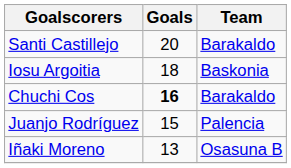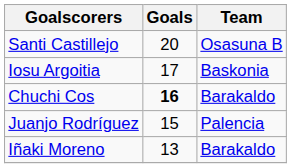(238, 44) Barakaldo -> (242, 44) Osasuna B
(170, 70) 18 -> (170, 70) 17
(242, 149) Osasuna B -> (238, 149) Barakaldo
